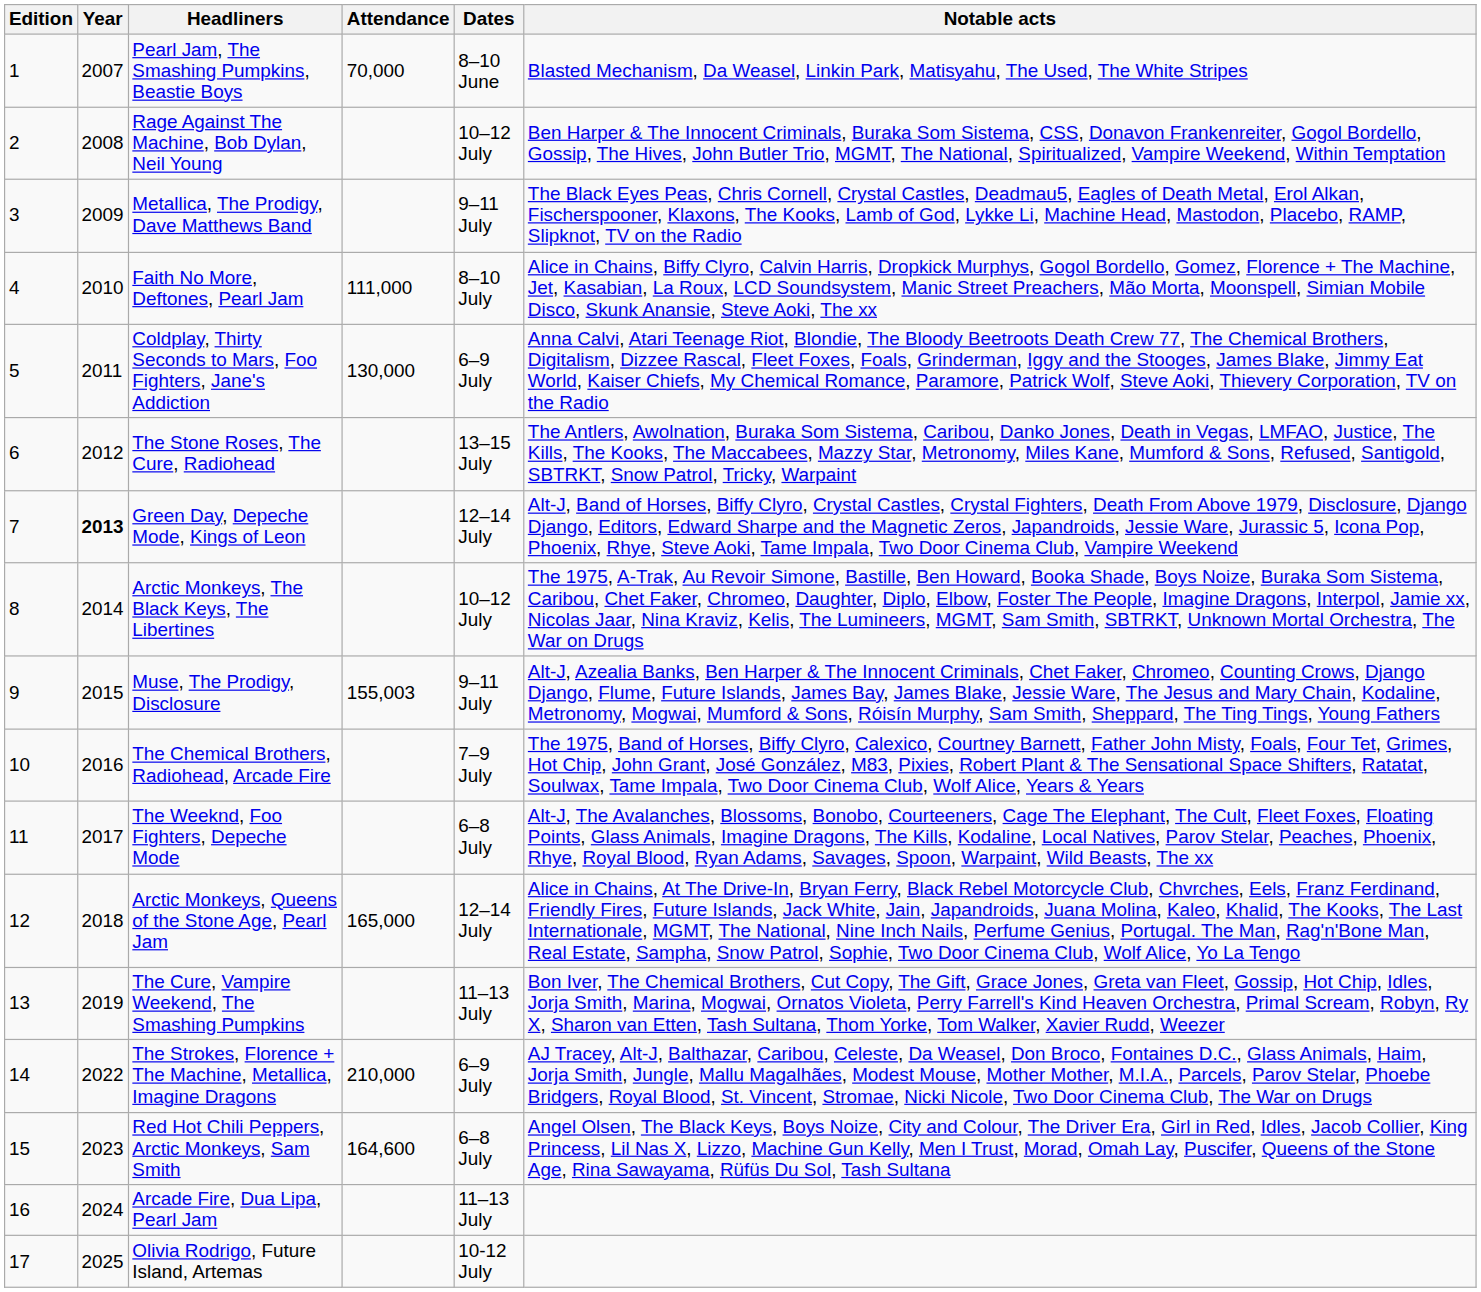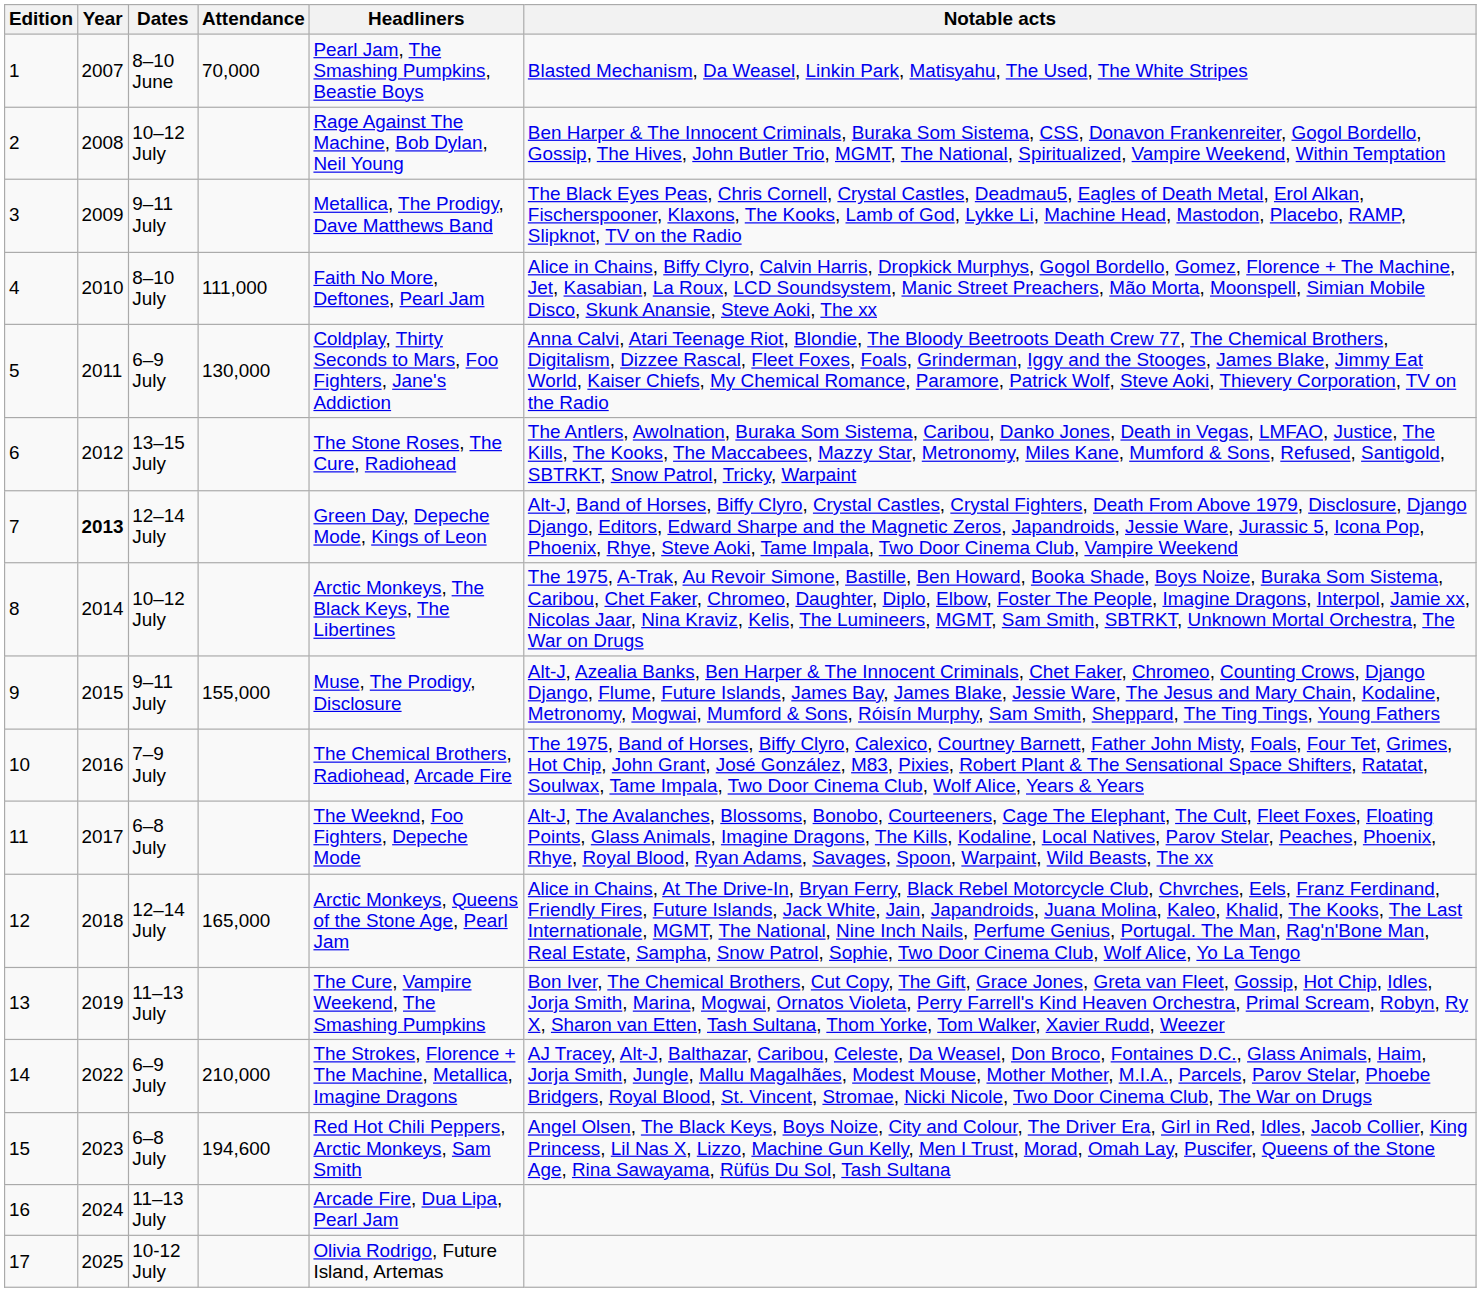columns swapped: (489, 19) <-> (235, 19)
(381, 692) 155,003 -> (236, 692) 155,000
(381, 1148) 164,600 -> (236, 1148) 194,600
